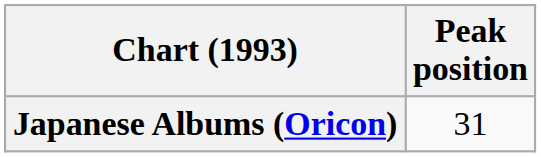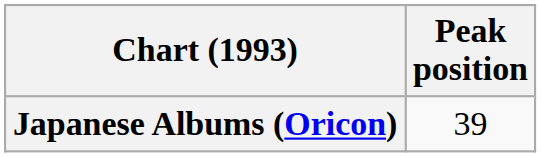(470, 123) 31 -> (470, 123) 39
